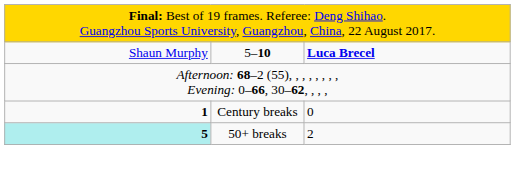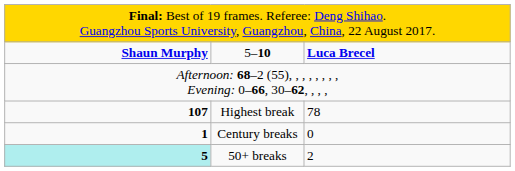(168, 53) normal -> (165, 53) bold
+ row: (257, 112)
